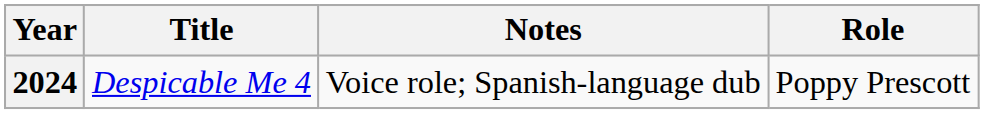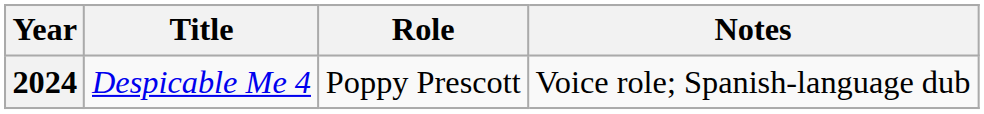columns swapped: (873, 30) <-> (543, 30)
